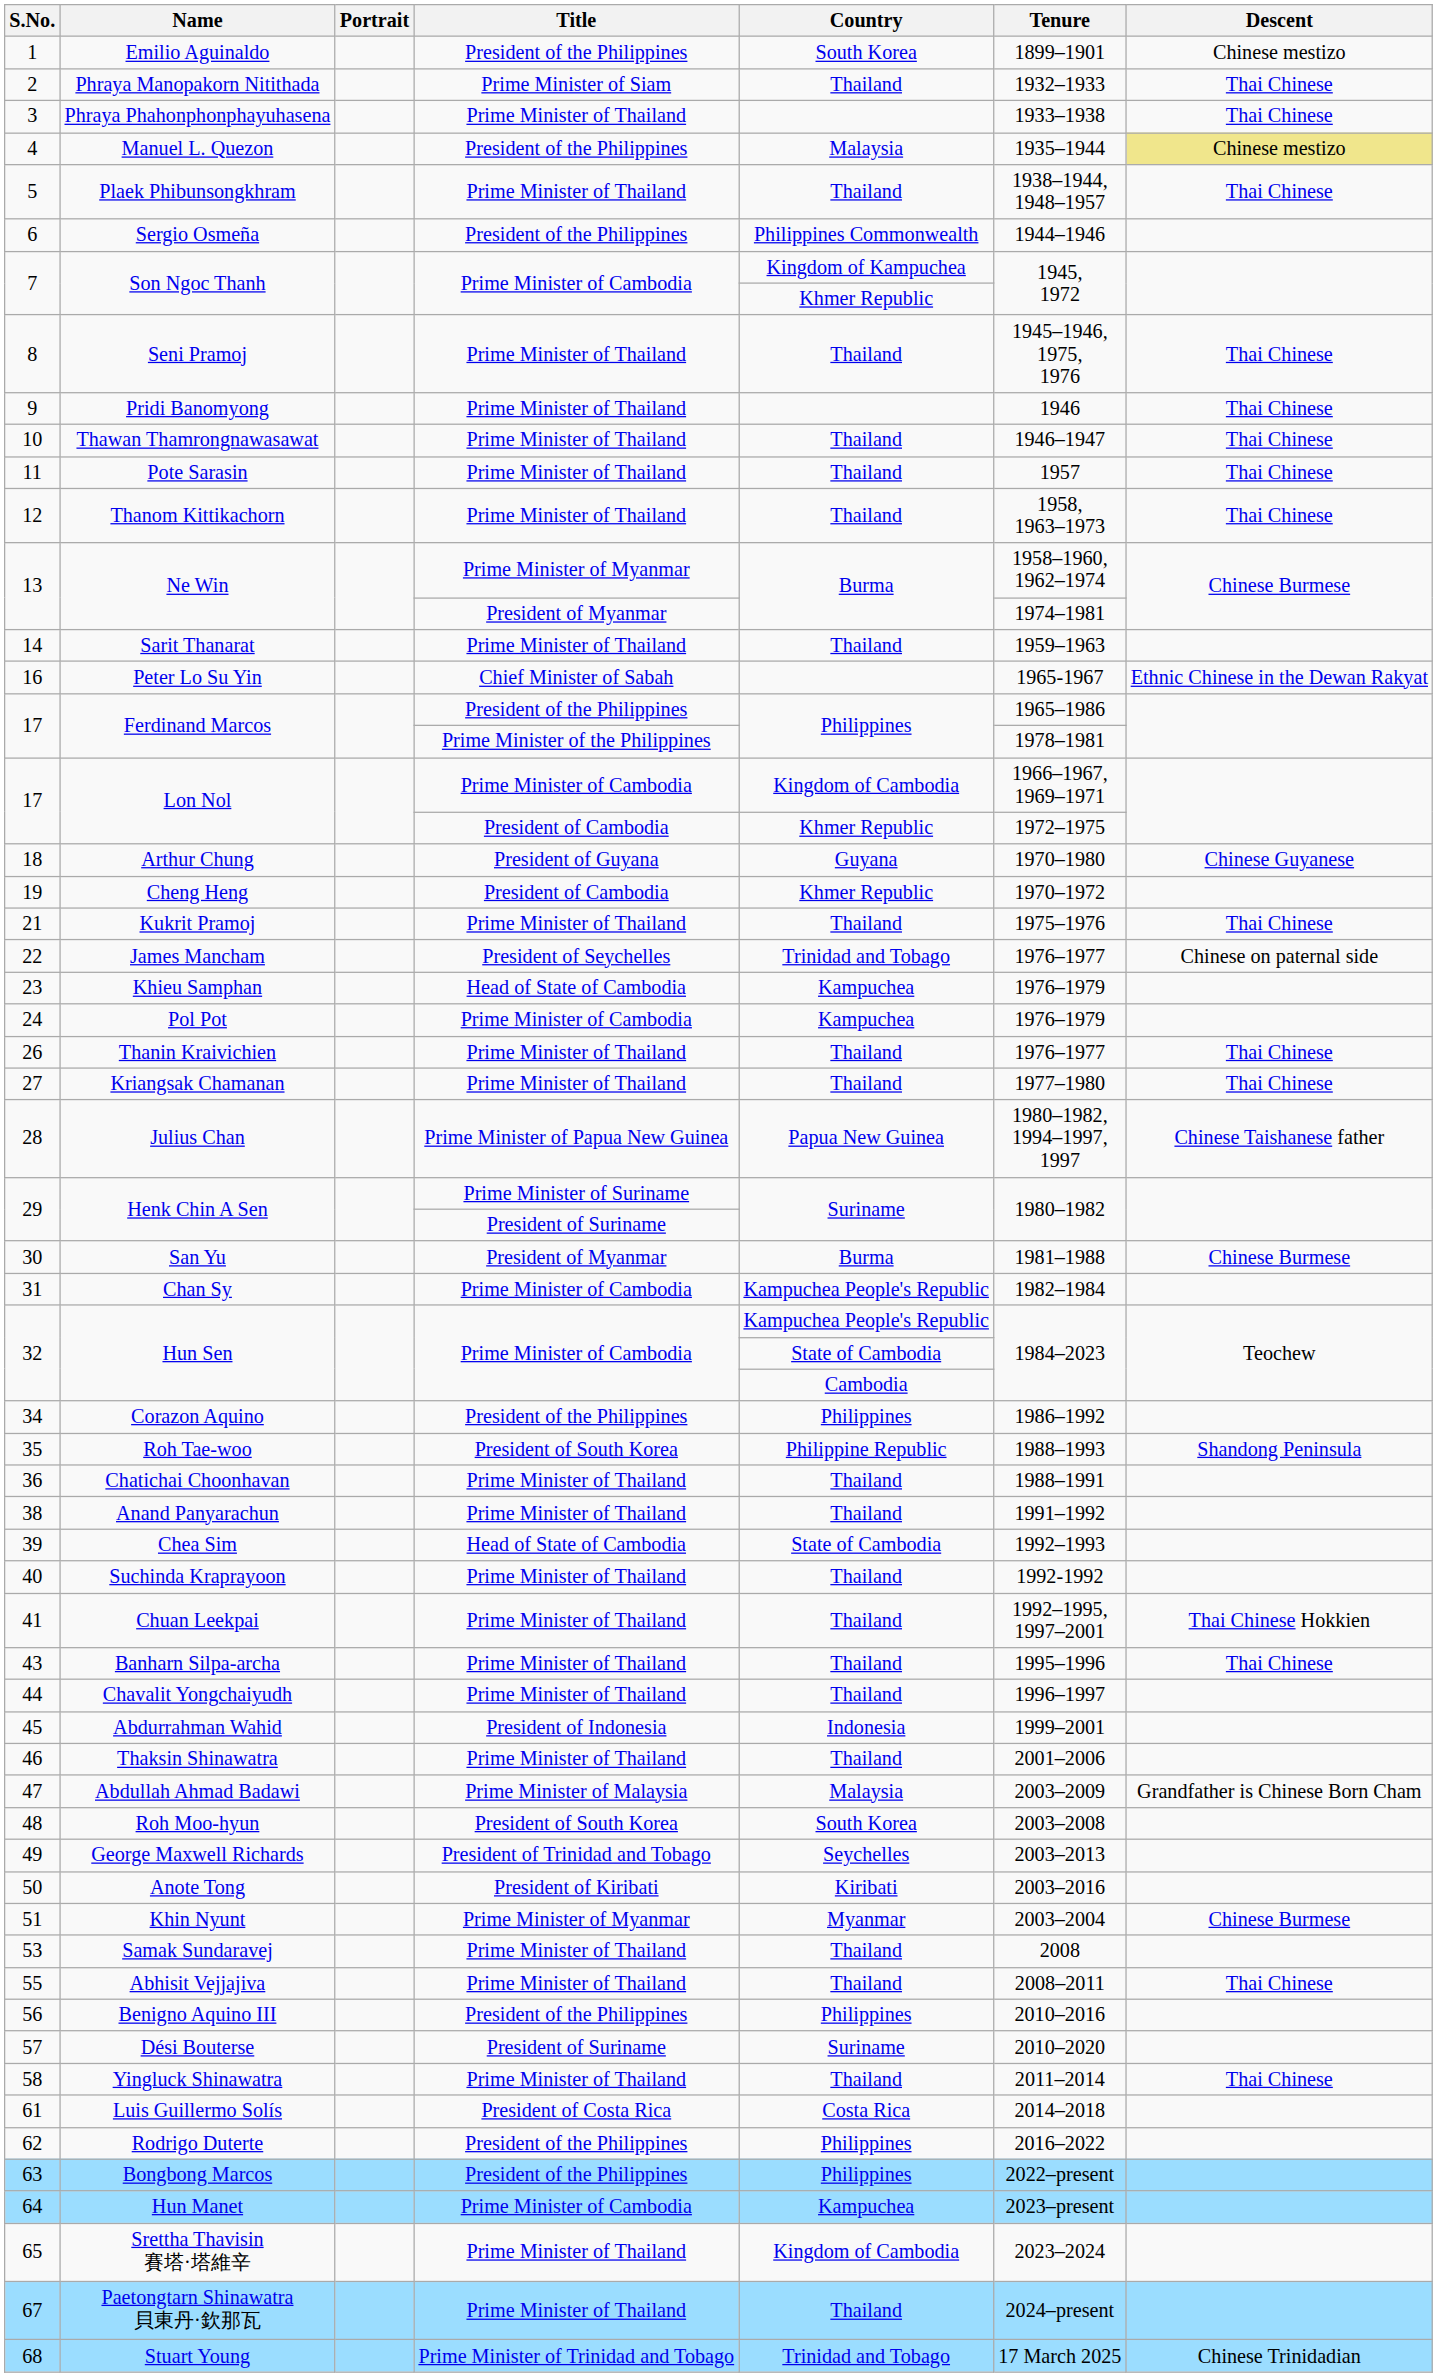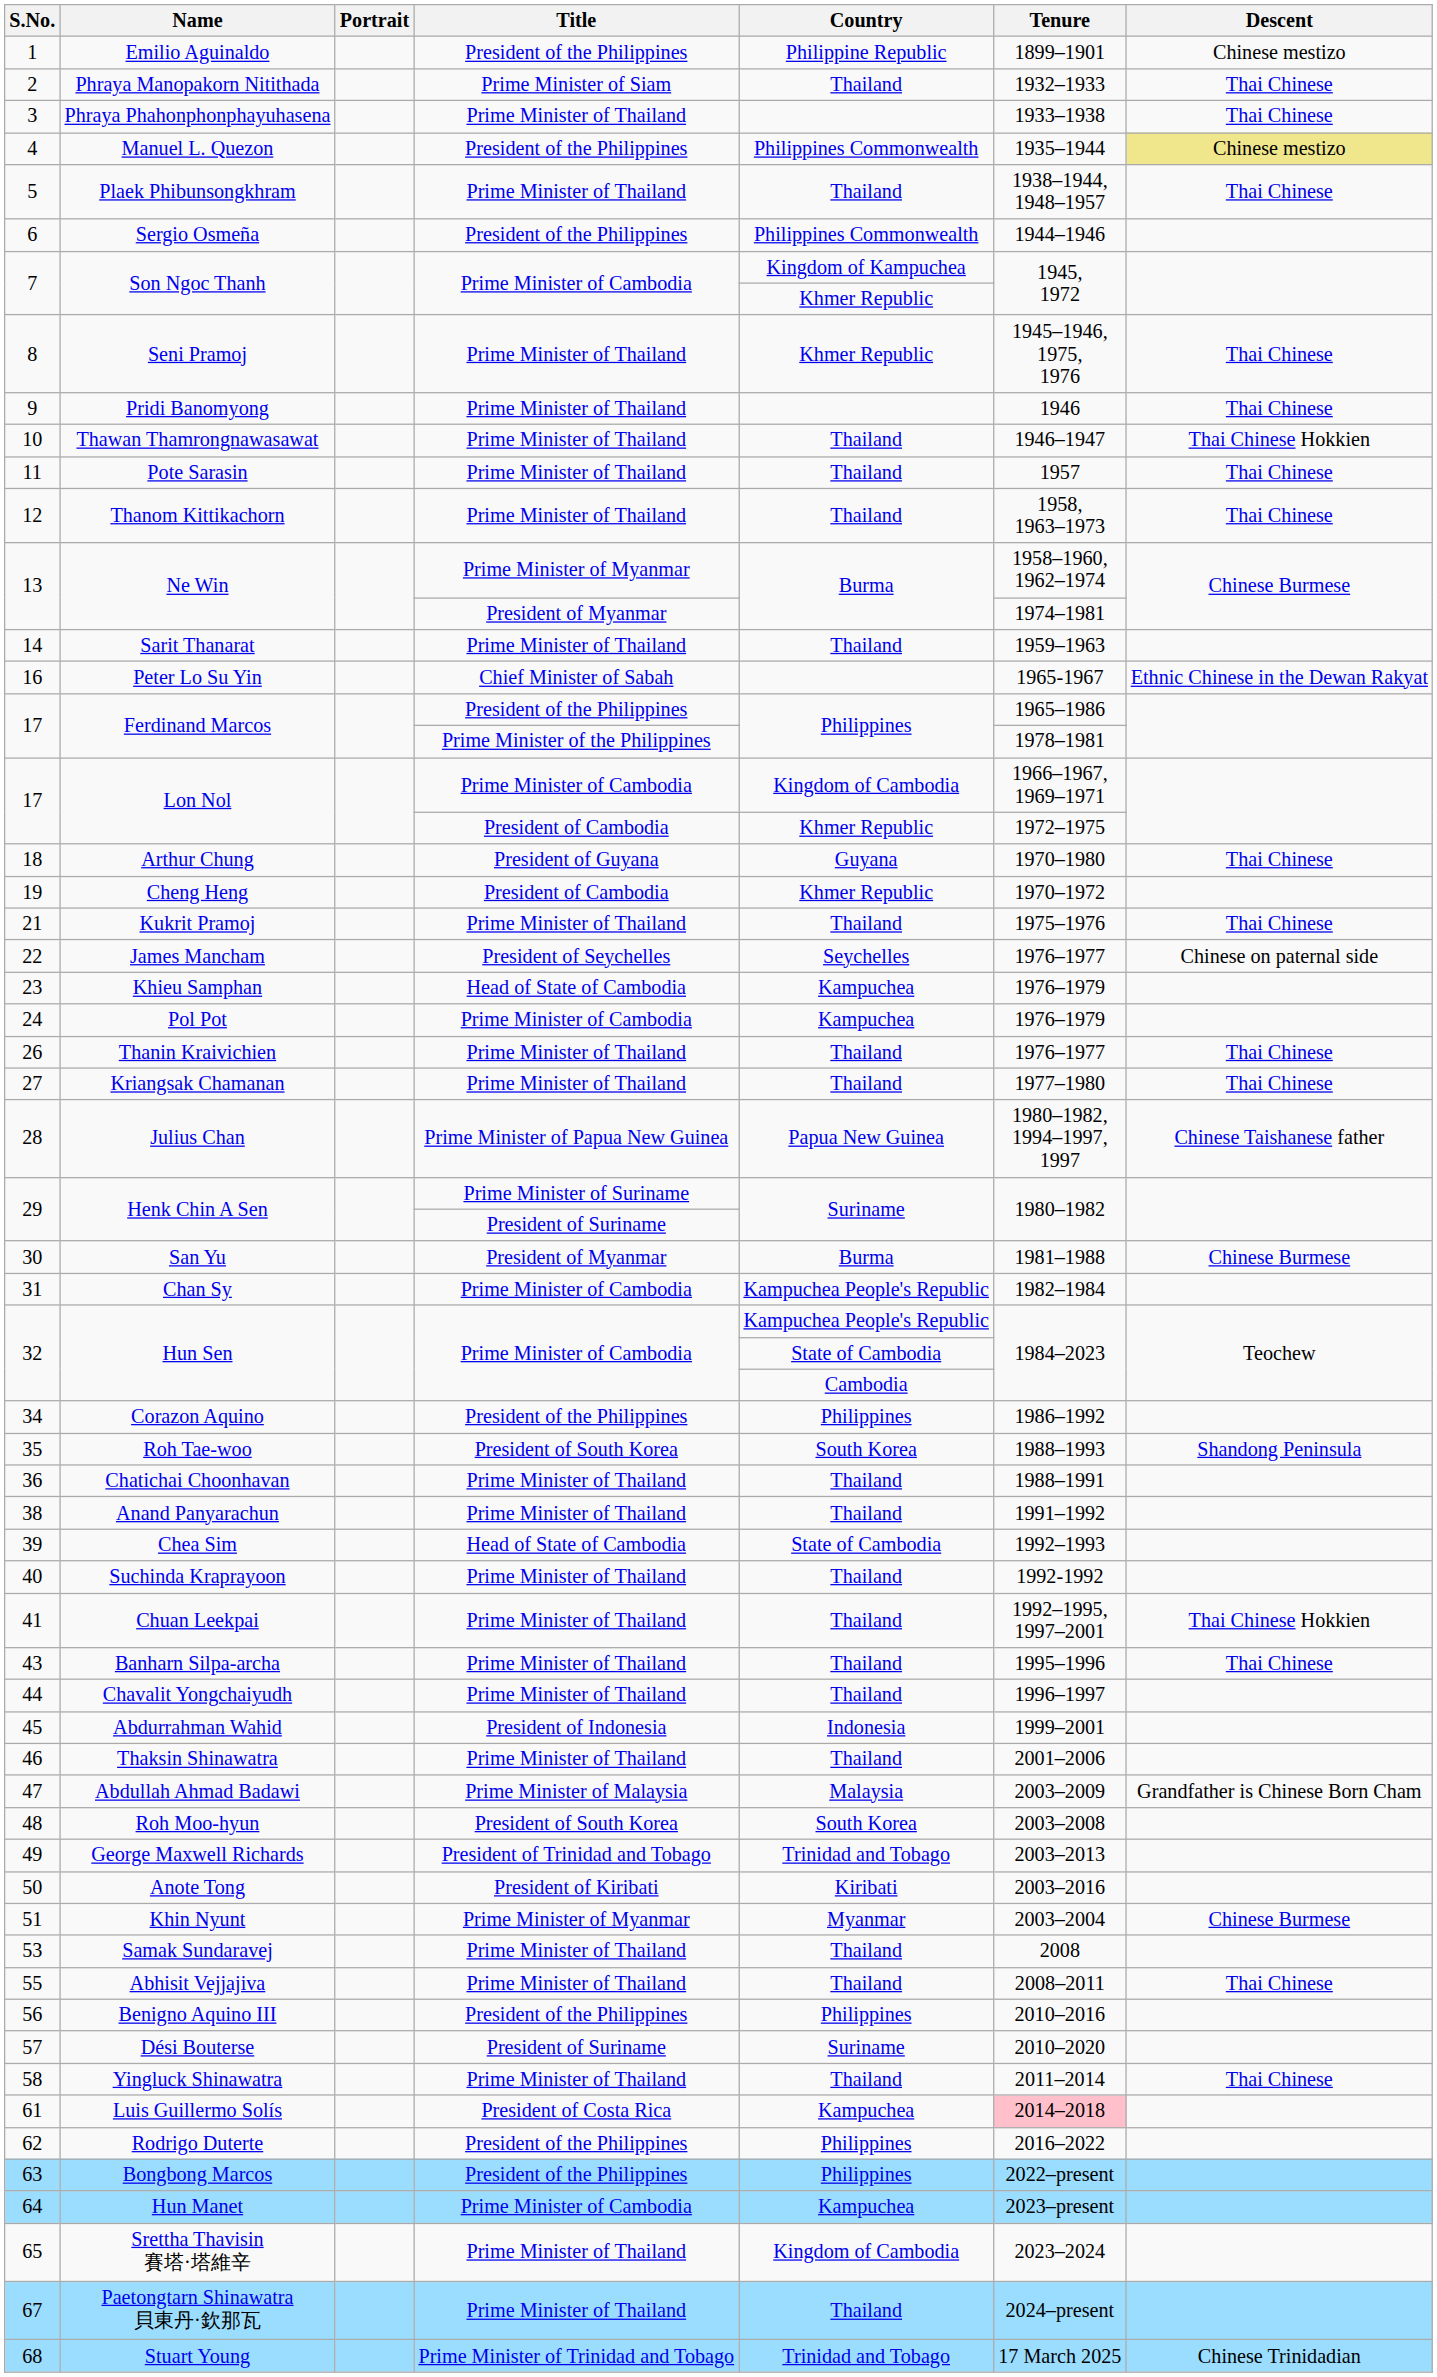(866, 52) South Korea -> (866, 52) Philippine Republic
(866, 148) Malaysia -> (866, 148) Philippines Commonwealth
(866, 353) Thailand -> (866, 353) Khmer Republic
(1279, 440) Thai Chinese -> (1279, 440) Thai Chinese Hokkien
(1279, 859) Chinese Guyanese -> (1279, 859) Thai Chinese
(866, 955) Trinidad and Tobago -> (866, 955) Seychelles
(866, 1448) Philippine Republic -> (866, 1448) South Korea
(866, 1855) Seychelles -> (866, 1855) Trinidad and Tobago
(866, 2110) Costa Rica -> (866, 2110) Kampuchea
(1060, 2110) no background -> (1060, 2110) pink background
